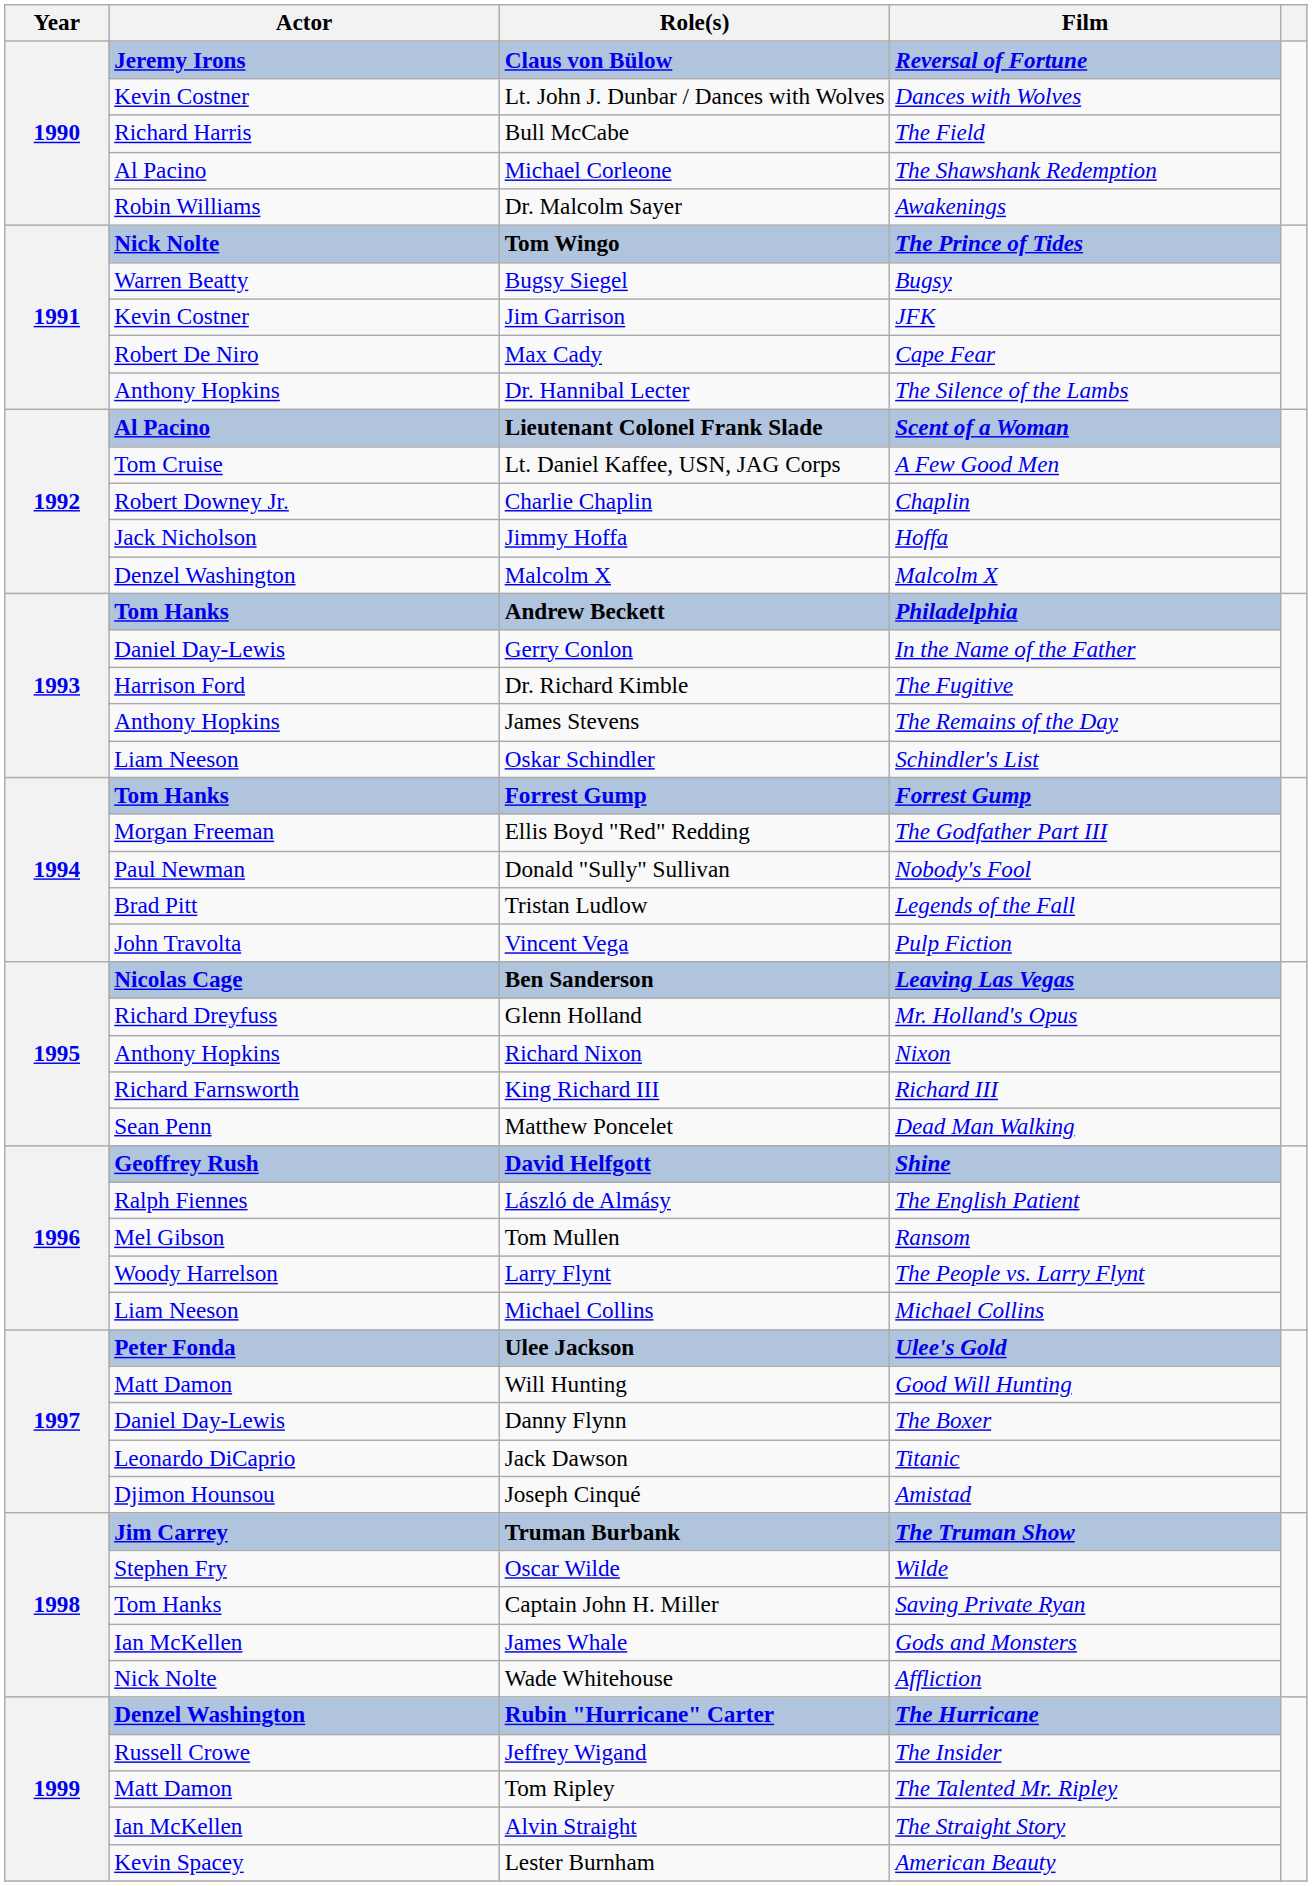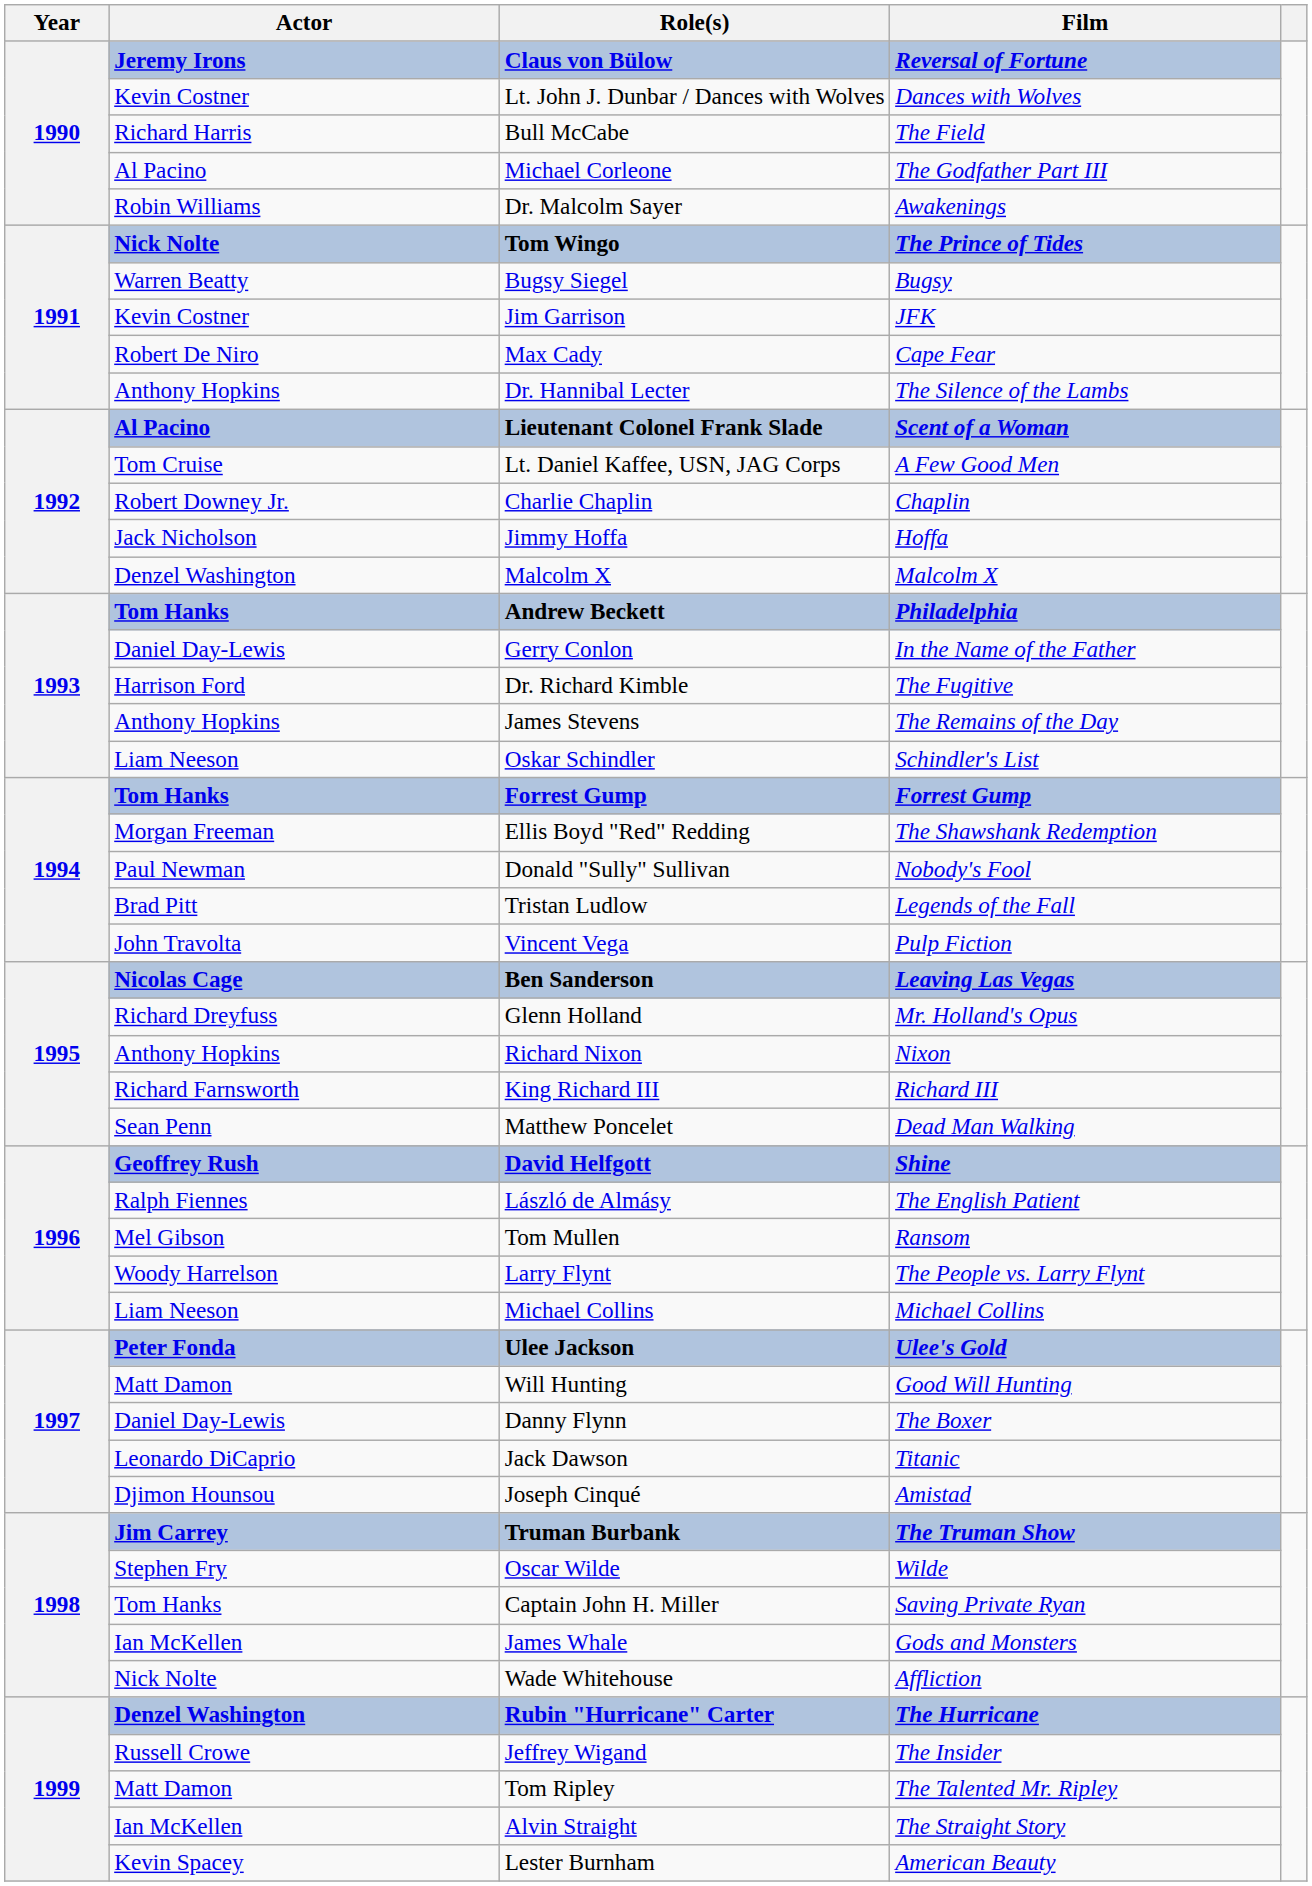(1026, 170) The Shawshank Redemption -> (1001, 170) The Godfather Part III
(1001, 832) The Godfather Part III -> (1026, 832) The Shawshank Redemption
